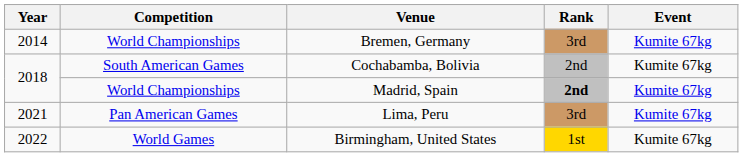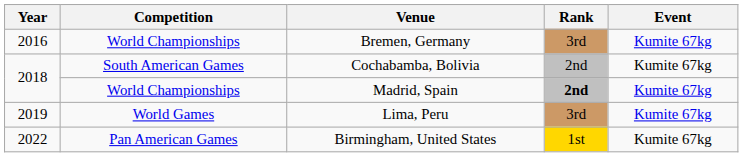(32, 41) 2014 -> (32, 41) 2016
(32, 114) 2021 -> (32, 114) 2019
(173, 114) Pan American Games -> (173, 114) World Games
(173, 139) World Games -> (173, 139) Pan American Games
